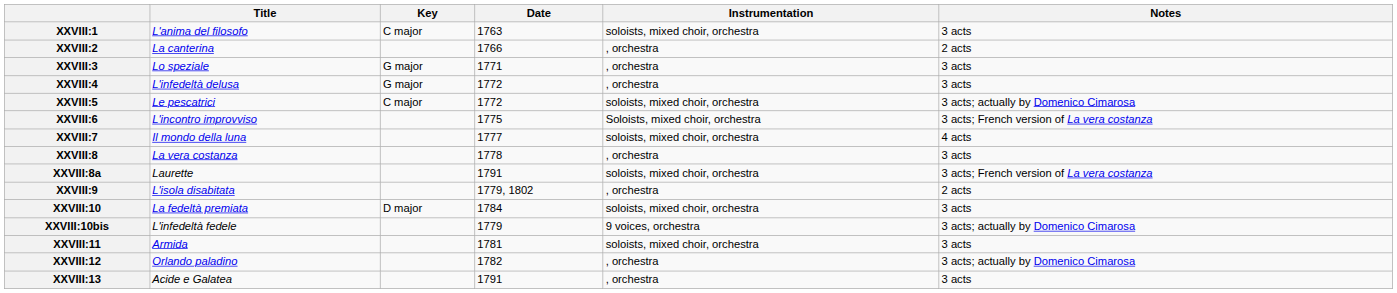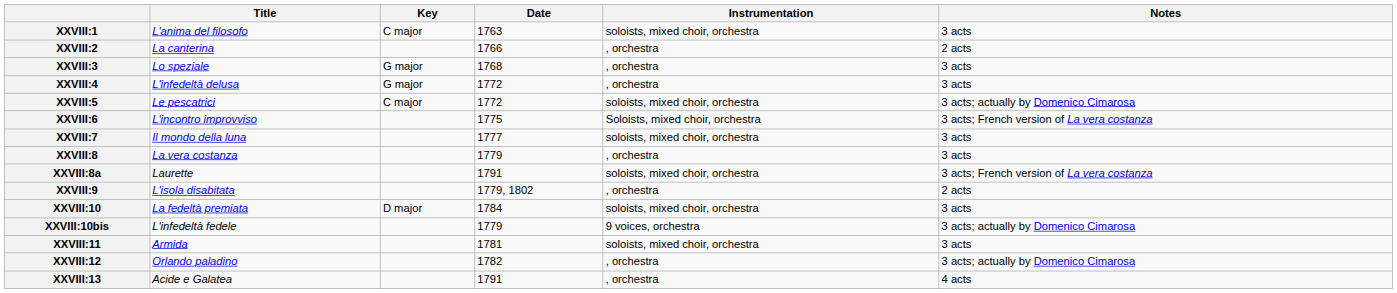(490, 66) 1771 -> (490, 66) 1768
(956, 137) 4 acts -> (956, 137) 3 acts
(490, 155) 1778 -> (490, 155) 1779
(956, 279) 3 acts -> (956, 279) 4 acts
